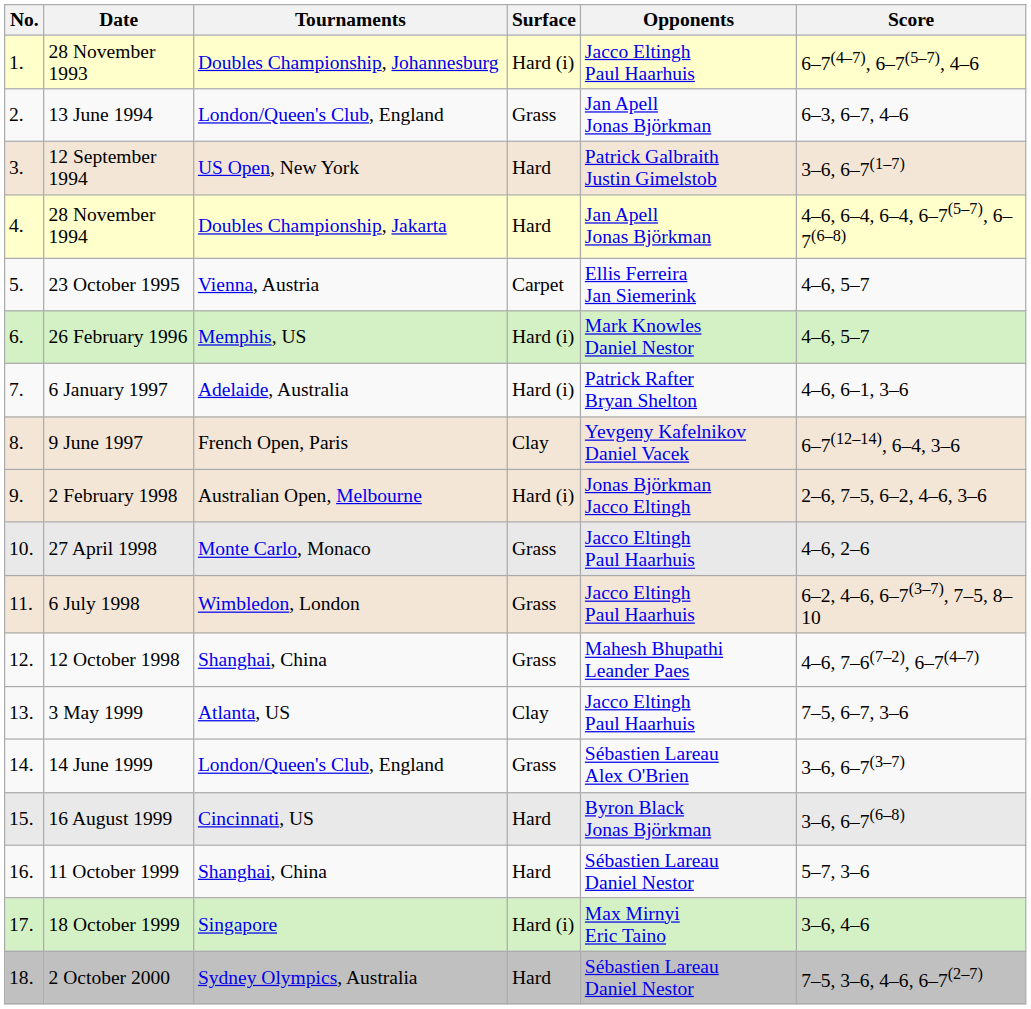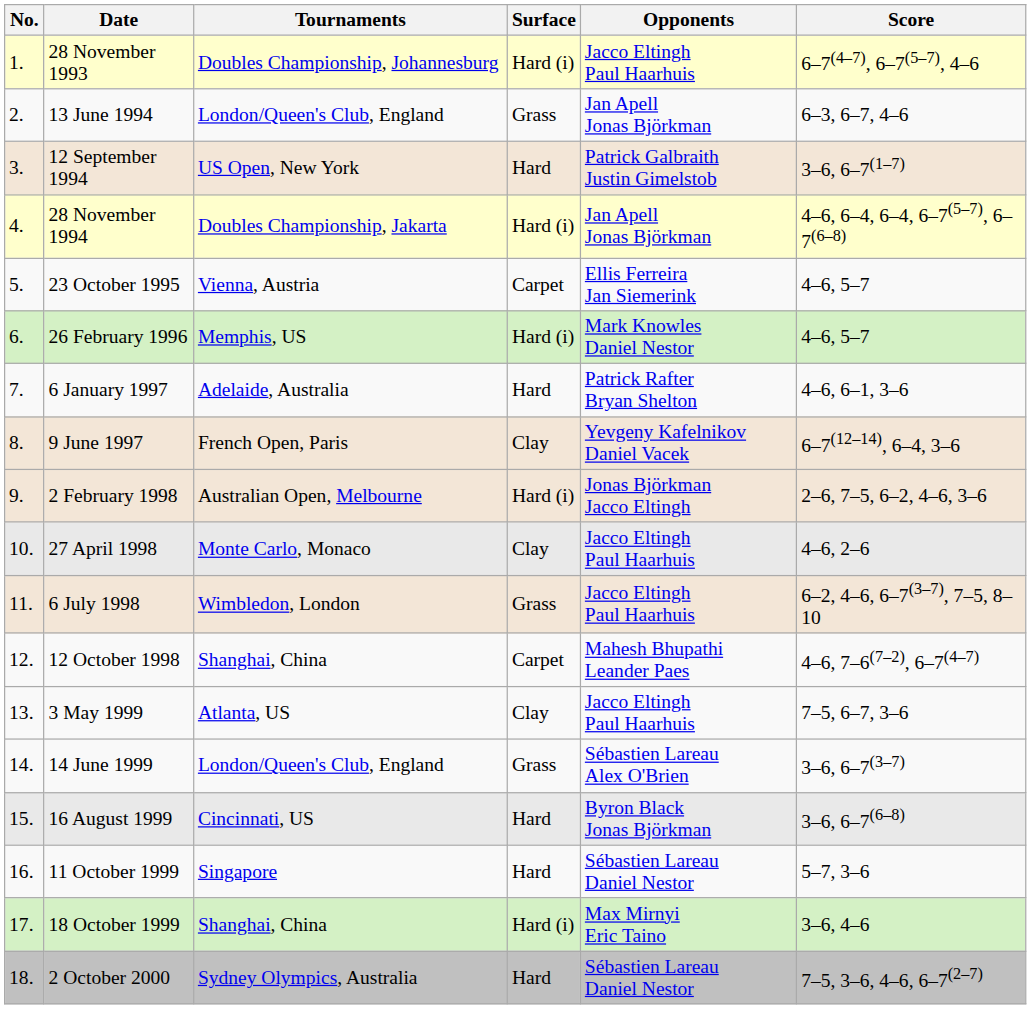(531, 225) Hard -> (543, 225) Hard (i)
(543, 389) Hard (i) -> (531, 389) Hard
(534, 548) Grass -> (530, 548) Clay
(534, 659) Grass -> (538, 659) Carpet
(262, 871) Shanghai, China -> (237, 871) Singapore
(237, 924) Singapore -> (262, 924) Shanghai, China
